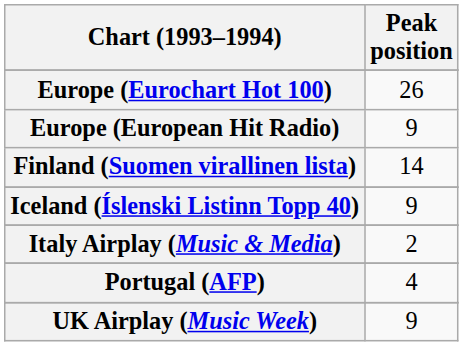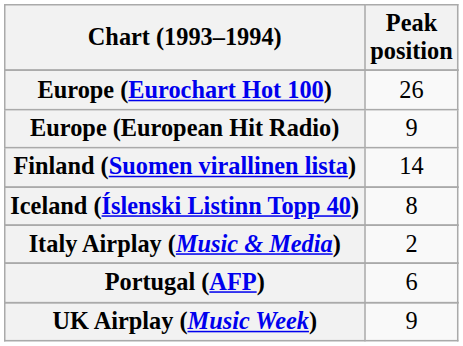(412, 205) 9 -> (412, 205) 8
(412, 282) 4 -> (412, 282) 6
